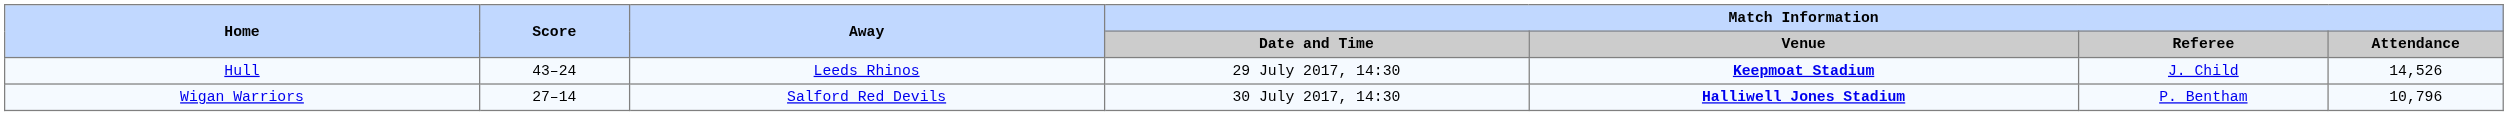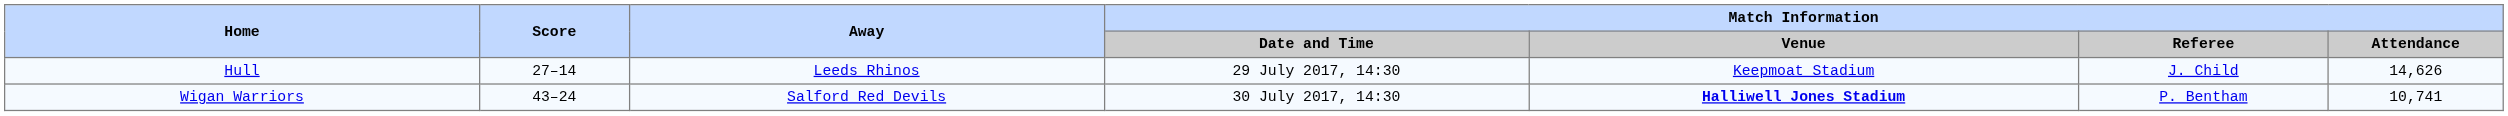(554, 71) 43–24 -> (554, 71) 27–14
(1804, 71) bold -> (1804, 71) normal
(2416, 71) 14,526 -> (2416, 71) 14,626
(554, 97) 27–14 -> (554, 97) 43–24
(2416, 97) 10,796 -> (2416, 97) 10,741
